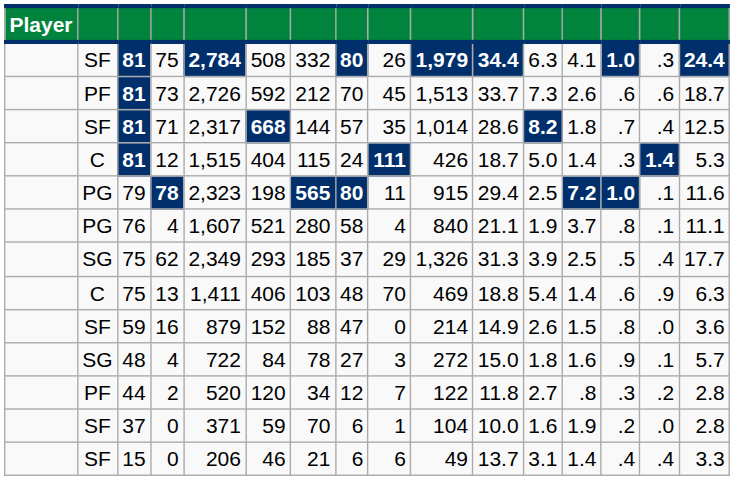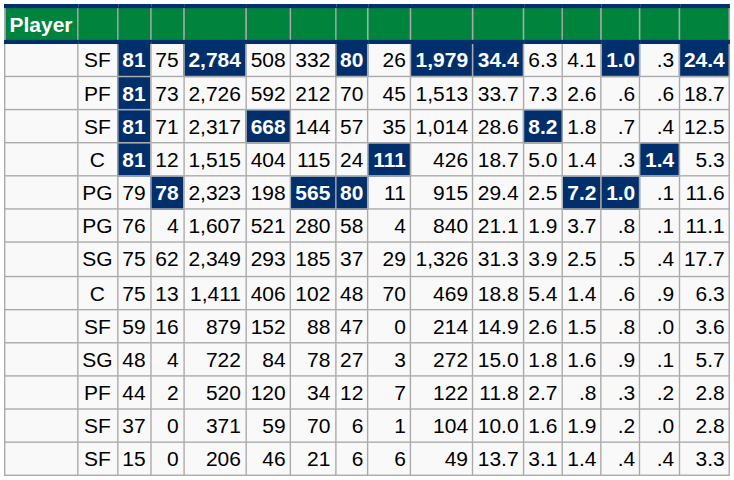(313, 293) 103 -> (313, 293) 102
